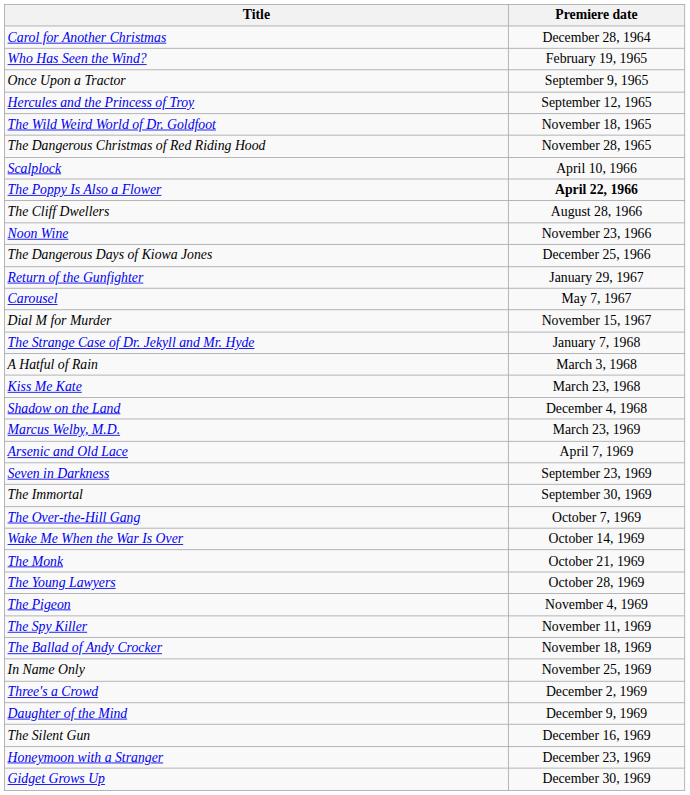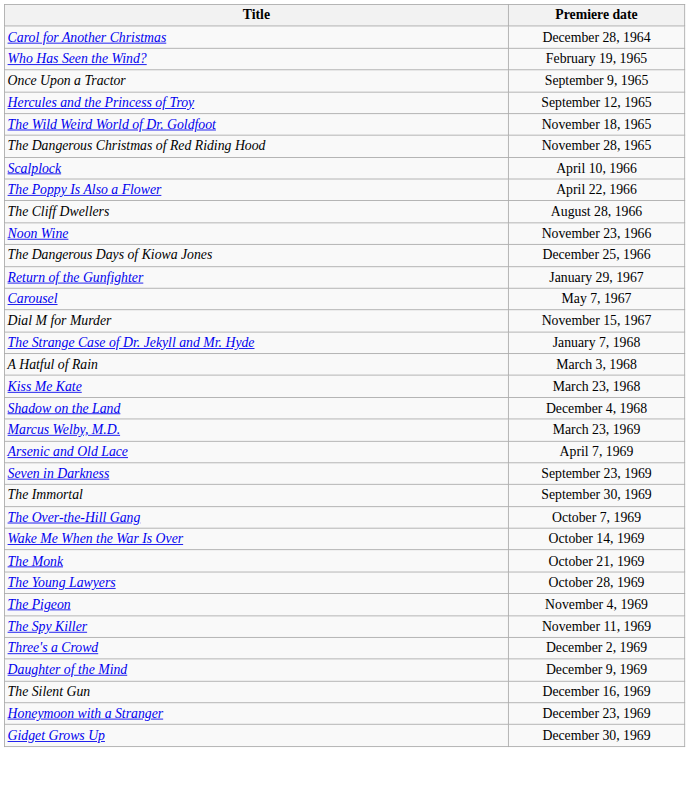(597, 189) bold -> (596, 189) normal
- row: (85, 648)
- row: (46, 670)
